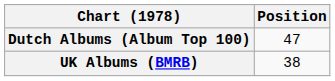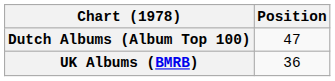(292, 63) 38 -> (292, 63) 36
